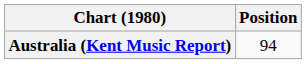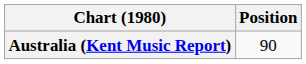(268, 44) 94 -> (268, 44) 90
